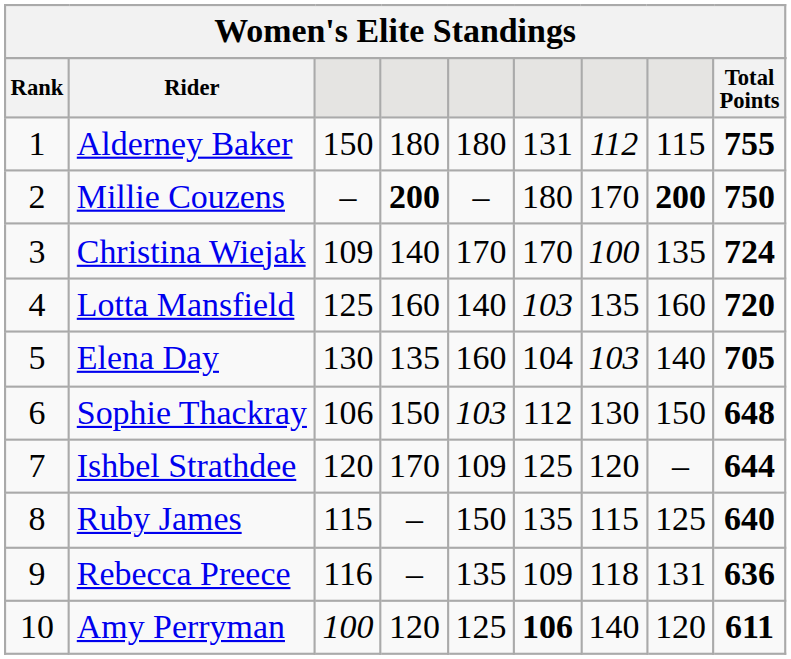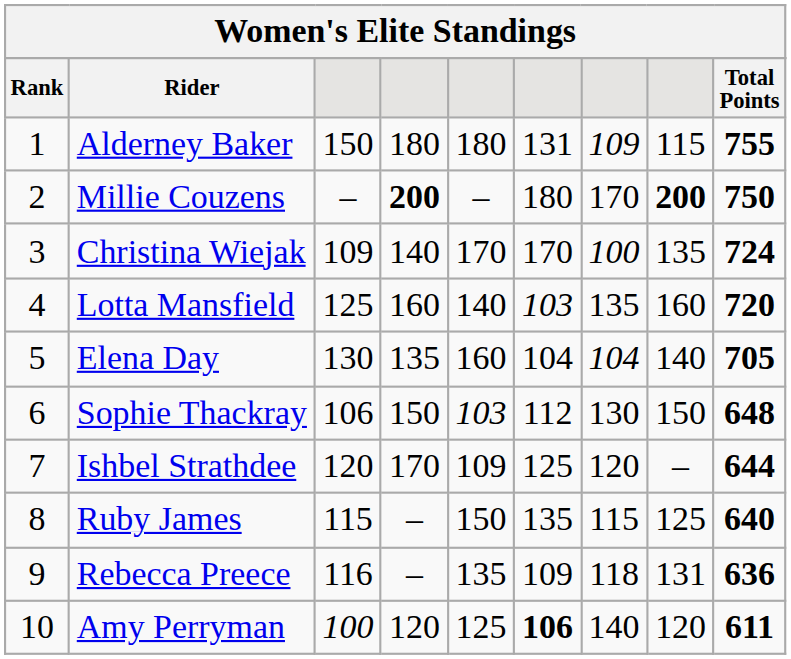(614, 142) 112 -> (614, 142) 109
(614, 358) 103 -> (614, 358) 104
